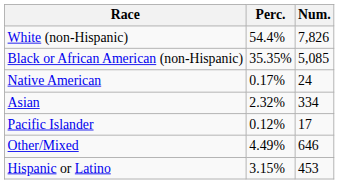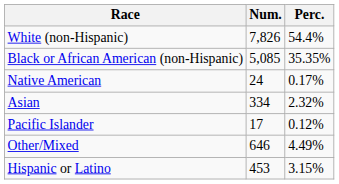columns swapped: (314, 15) <-> (271, 15)
